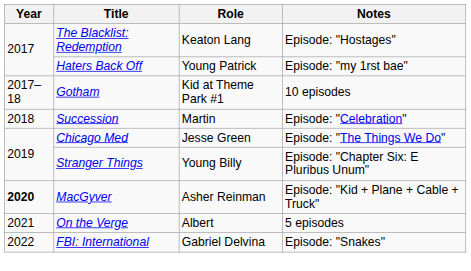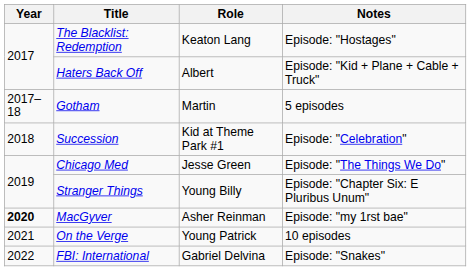(219, 66) Young Patrick -> (198, 73) Albert
(346, 66) Episode: "my 1rst bae" -> (372, 73) Episode: "Kid + Plane + Cable + Truck"
(218, 92) Kid at Theme Park #1 -> (199, 106) Martin
(318, 92) 10 episodes -> (314, 106) 5 episodes
(199, 118) Martin -> (218, 139) Kid at Theme Park #1
(372, 197) Episode: "Kid + Plane + Cable + Truck" -> (346, 217) Episode: "my 1rst bae"
(198, 223) Albert -> (219, 236) Young Patrick
(314, 223) 5 episodes -> (318, 236) 10 episodes
